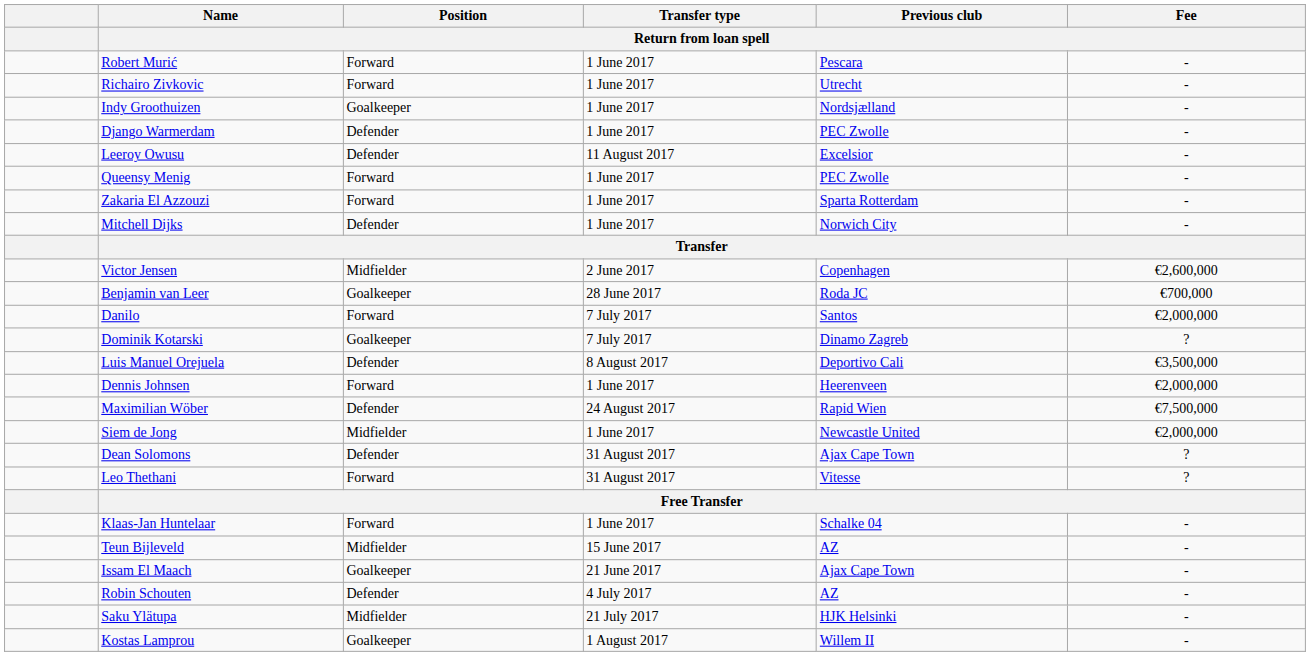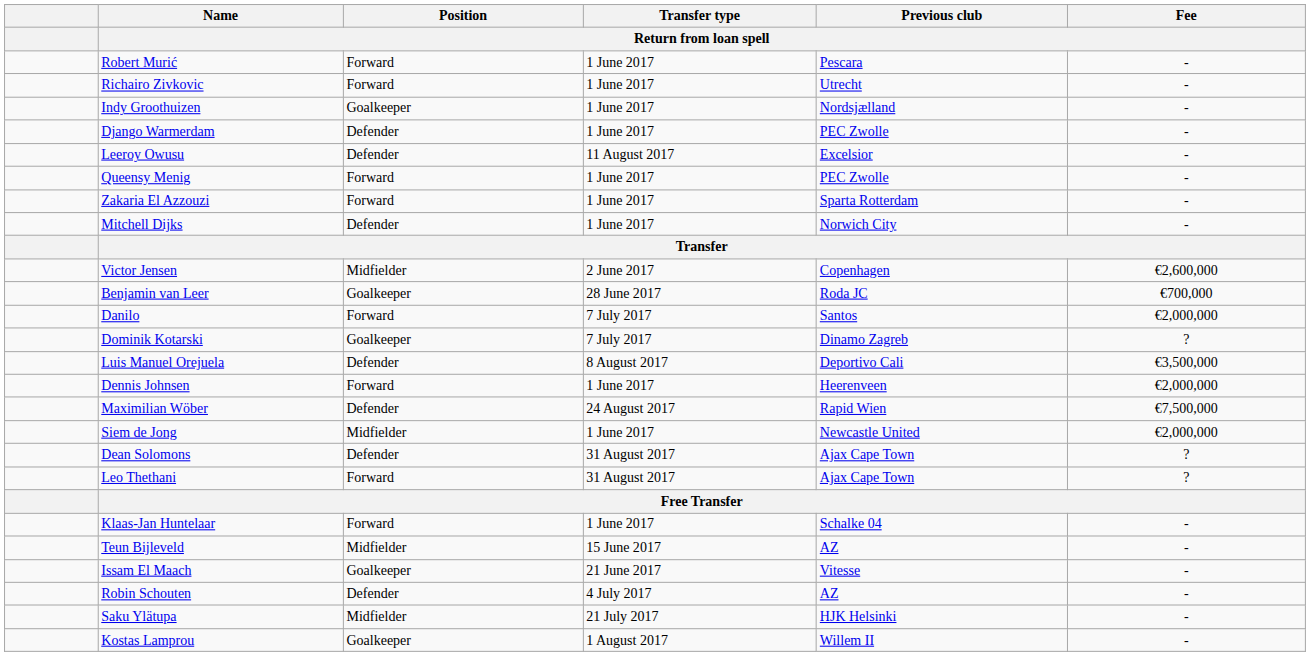(840, 477) Vitesse -> (867, 477) Ajax Cape Town
(867, 570) Ajax Cape Town -> (840, 570) Vitesse
